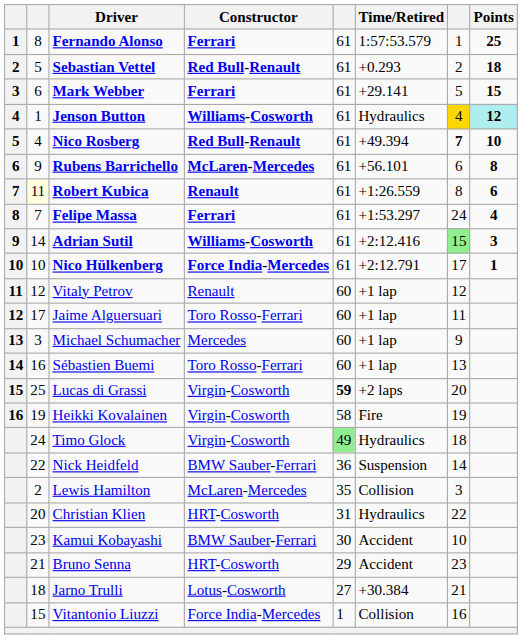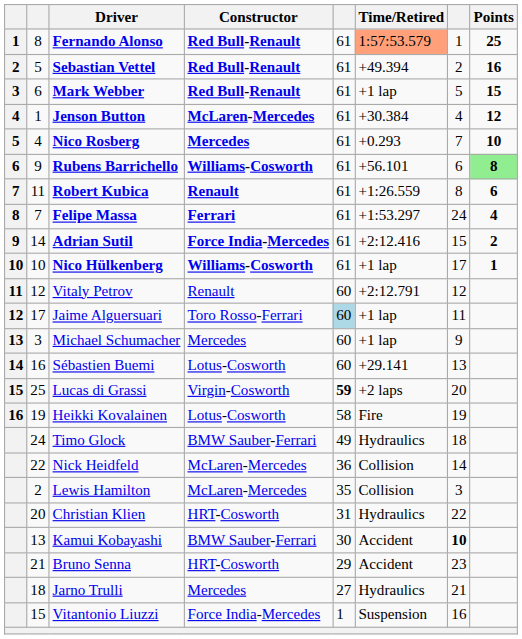(211, 41) Ferrari -> (244, 41) Red Bull-Renault
(395, 41) no background -> (395, 41) lightsalmon background
(380, 66) +0.293 -> (383, 66) +49.394
(494, 66) 18 -> (494, 66) 16
(211, 91) Ferrari -> (244, 91) Red Bull-Renault
(383, 91) +29.141 -> (378, 91) +1 lap
(250, 116) Williams-Cosworth -> (251, 116) McLaren-Mercedes
(392, 116) Hydraulics -> (383, 116) +30.384
(459, 116) gold background -> (459, 116) no background
(494, 116) paleturquoise background -> (494, 116) no background
(244, 141) Red Bull-Renault -> (218, 141) Mercedes
(383, 141) +49.394 -> (380, 141) +0.293
(459, 141) bold -> (459, 141) normal
(251, 165) McLaren-Mercedes -> (250, 165) Williams-Cosworth
(494, 165) no background -> (494, 165) lightgreen background
(38, 190) lightyellow background -> (38, 190) no background
(250, 240) Williams-Cosworth -> (258, 240) Force India-Mercedes
(459, 240) lightgreen background -> (459, 240) no background
(494, 240) 3 -> (494, 240) 2
(258, 265) Force India-Mercedes -> (250, 265) Williams-Cosworth
(389, 265) +2:12.791 -> (378, 265) +1 lap
(378, 290) +1 lap -> (389, 290) +2:12.791
(344, 315) no background -> (344, 315) lightblue background
(245, 365) Toro Rosso-Ferrari -> (237, 365) Lotus-Cosworth
(378, 365) +1 lap -> (383, 365) +29.141
(239, 415) Virgin-Cosworth -> (237, 415) Lotus-Cosworth
(239, 439) Virgin-Cosworth -> (252, 439) BMW Sauber-Ferrari
(344, 439) lightgreen background -> (344, 439) no background
(252, 464) BMW Sauber-Ferrari -> (247, 464) McLaren-Mercedes
(393, 464) Suspension -> (386, 464) Collision
(38, 539) 23 -> (38, 539) 13
(459, 539) normal -> (459, 539) bold
(237, 589) Lotus-Cosworth -> (217, 589) Mercedes
(383, 589) +30.384 -> (392, 589) Hydraulics
(386, 614) Collision -> (393, 614) Suspension
